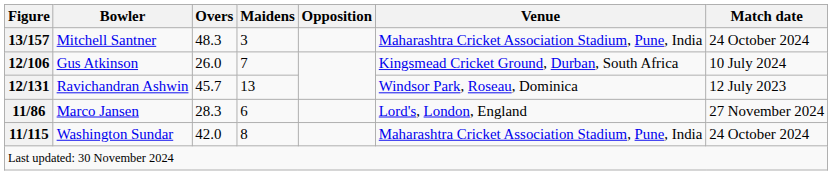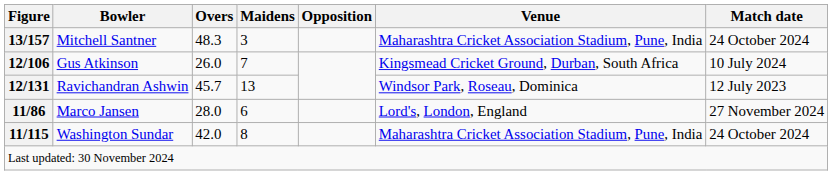(208, 110) 28.3 -> (208, 110) 28.0
